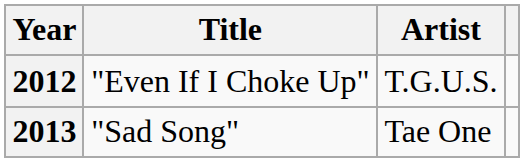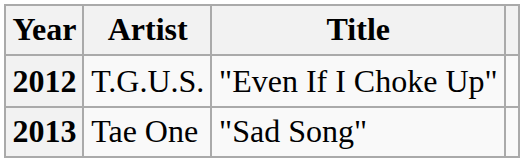columns swapped: (230, 29) <-> (441, 29)
